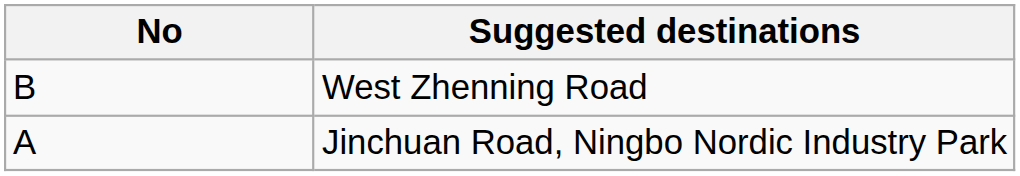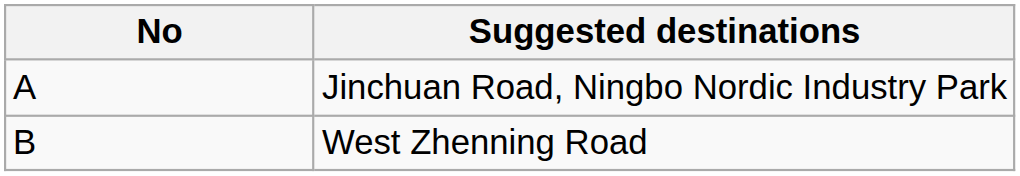rows swapped: (665, 142) <-> (485, 87)
